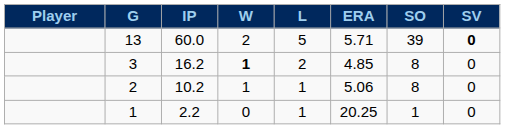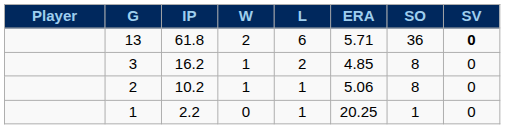(189, 40) 60.0 -> (189, 40) 61.8
(302, 40) 5 -> (302, 40) 6
(415, 40) 39 -> (415, 40) 36
(246, 64) bold -> (246, 64) normal
